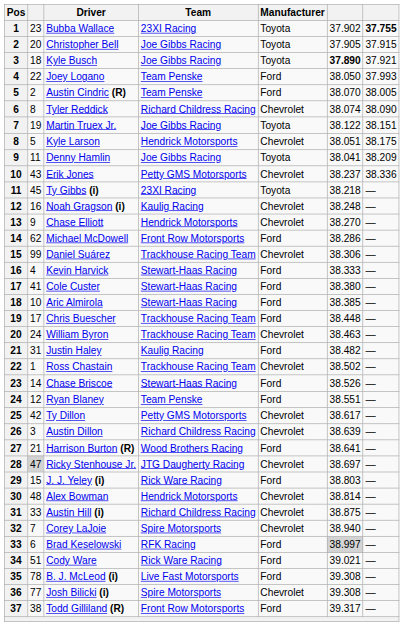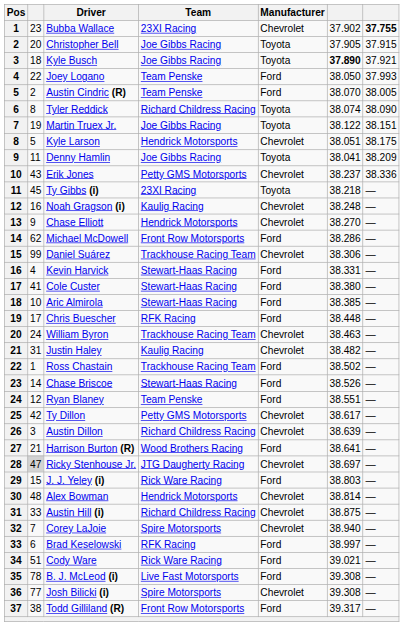(275, 29) Toyota -> (282, 29) Chevrolet
(282, 109) Chevrolet -> (275, 109) Toyota
(345, 271) 38.333 -> (345, 271) 38.331
(198, 319) Trackhouse Racing Team -> (168, 319) RFK Racing
(271, 351) Ford -> (282, 351) Chevrolet
(282, 367) Chevrolet -> (271, 367) Ford
(345, 545) lightgrey background -> (345, 545) no background
